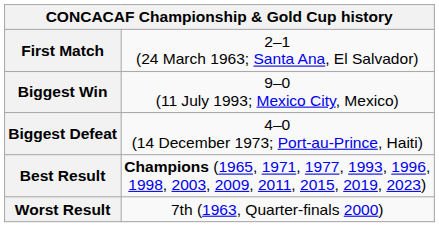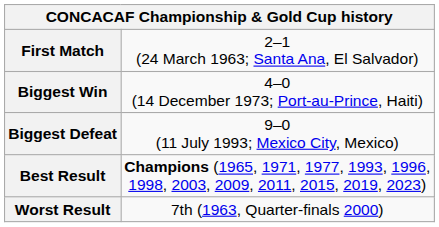(277, 92) 9–0 (11 July 1993; Mexico City, Mexico) -> (277, 92) 4–0 (14 December 1973; Port-au-Prince, Haiti)
(277, 134) 4–0 (14 December 1973; Port-au-Prince, Haiti) -> (277, 134) 9–0 (11 July 1993; Mexico City, Mexico)
